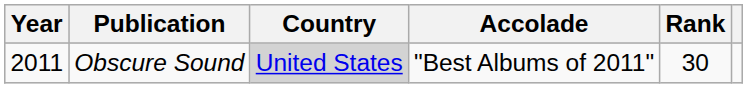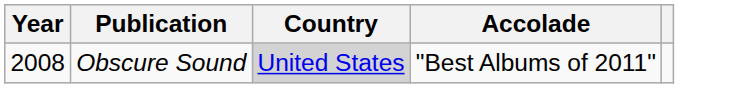- column: (695, 23)
(37, 62) 2011 -> (38, 62) 2008
